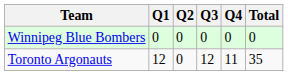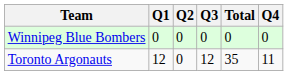columns swapped: (233, 15) <-> (264, 15)
